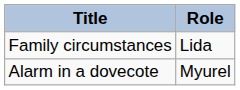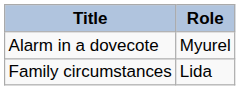rows swapped: (90, 45) <-> (84, 72)
